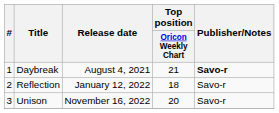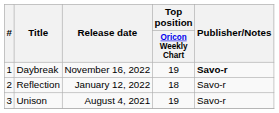(117, 69) August 4, 2021 -> (107, 69) November 16, 2022
(174, 69) 21 -> (174, 69) 19
(107, 100) November 16, 2022 -> (117, 100) August 4, 2021
(174, 100) 20 -> (174, 100) 19
